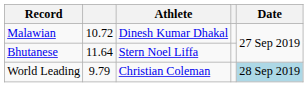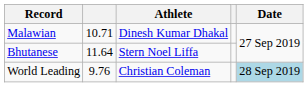(99, 33) 10.72 -> (99, 33) 10.71
(99, 71) 9.79 -> (99, 71) 9.76
